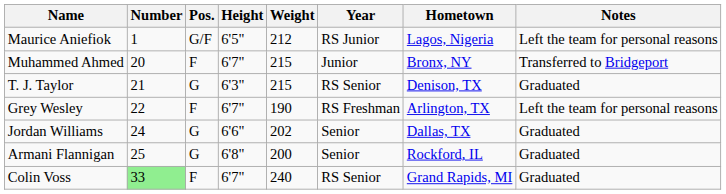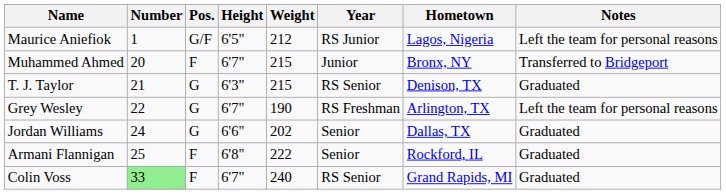(193, 108) F -> (194, 108) G
(194, 154) G -> (193, 154) F
(281, 154) 200 -> (281, 154) 222
